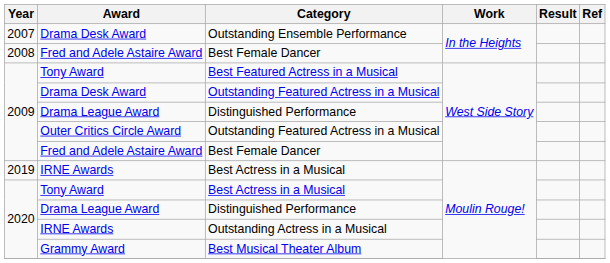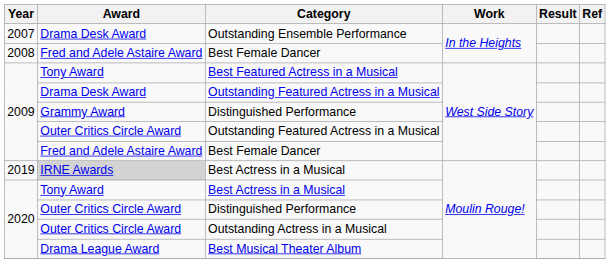(100, 111) Drama League Award -> (83, 111) Grammy Award
(77, 170) no background -> (77, 170) lightgrey background
(100, 209) Drama League Award -> (111, 209) Outer Critics Circle Award
(77, 229) IRNE Awards -> (111, 229) Outer Critics Circle Award
(83, 248) Grammy Award -> (100, 248) Drama League Award
